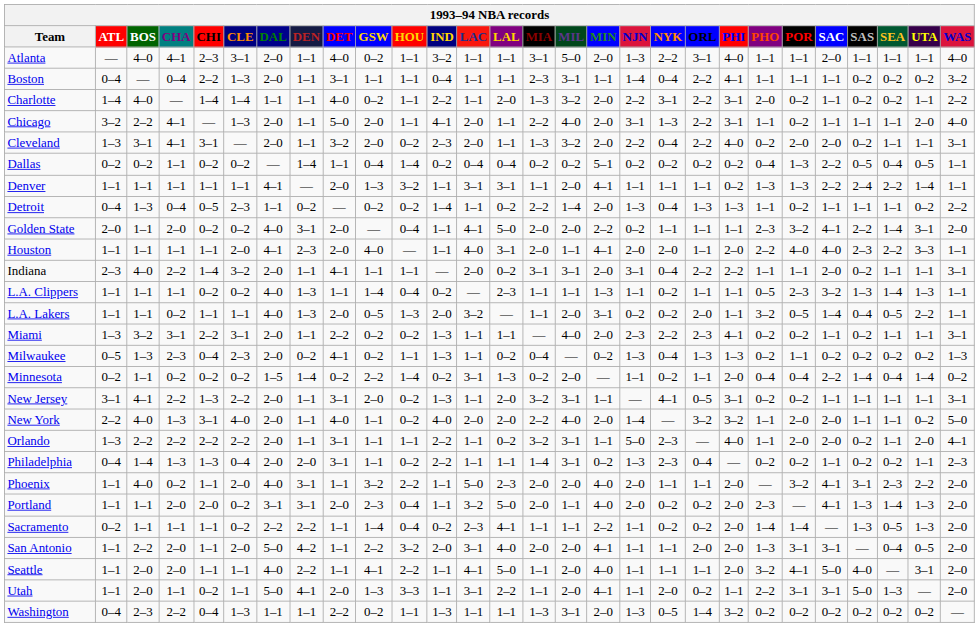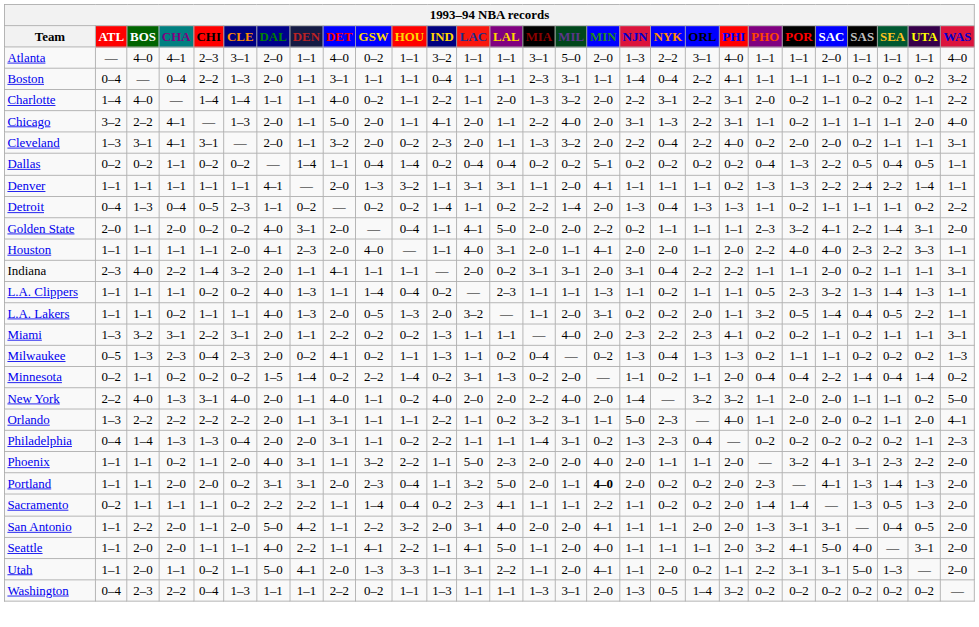(831, 356) 0–2 -> (831, 356) 1–1
- row: (37, 398)
(831, 462) 1–1 -> (831, 441) 0–2
(143, 484) 4–0 -> (143, 462) 1–1
(603, 505) normal -> (603, 484) bold
